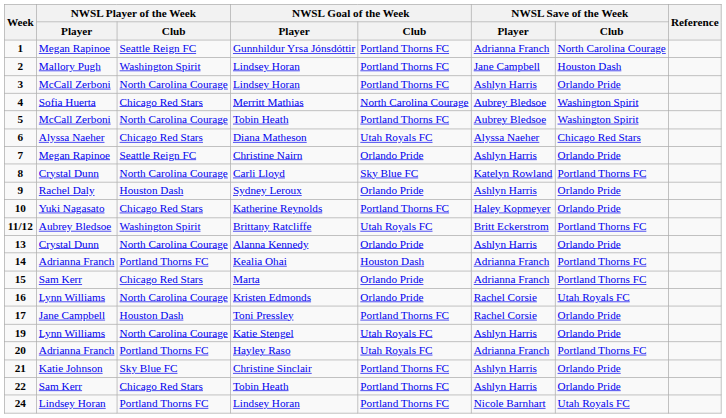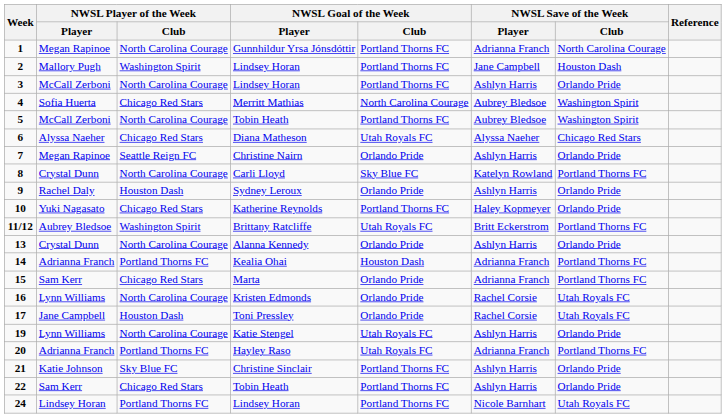(158, 48) Seattle Reign FC -> (174, 48) North Carolina Courage
(405, 315) Portland Thorns FC -> (392, 315) Orlando Pride
(589, 315) Orlando Pride -> (594, 315) Utah Royals FC
